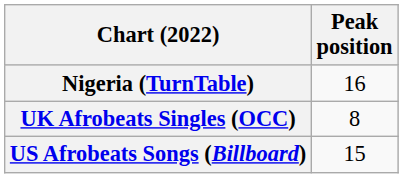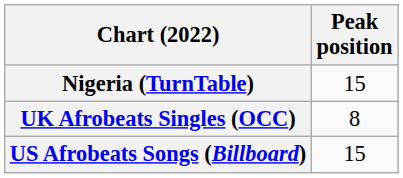(355, 82) 16 -> (355, 82) 15
